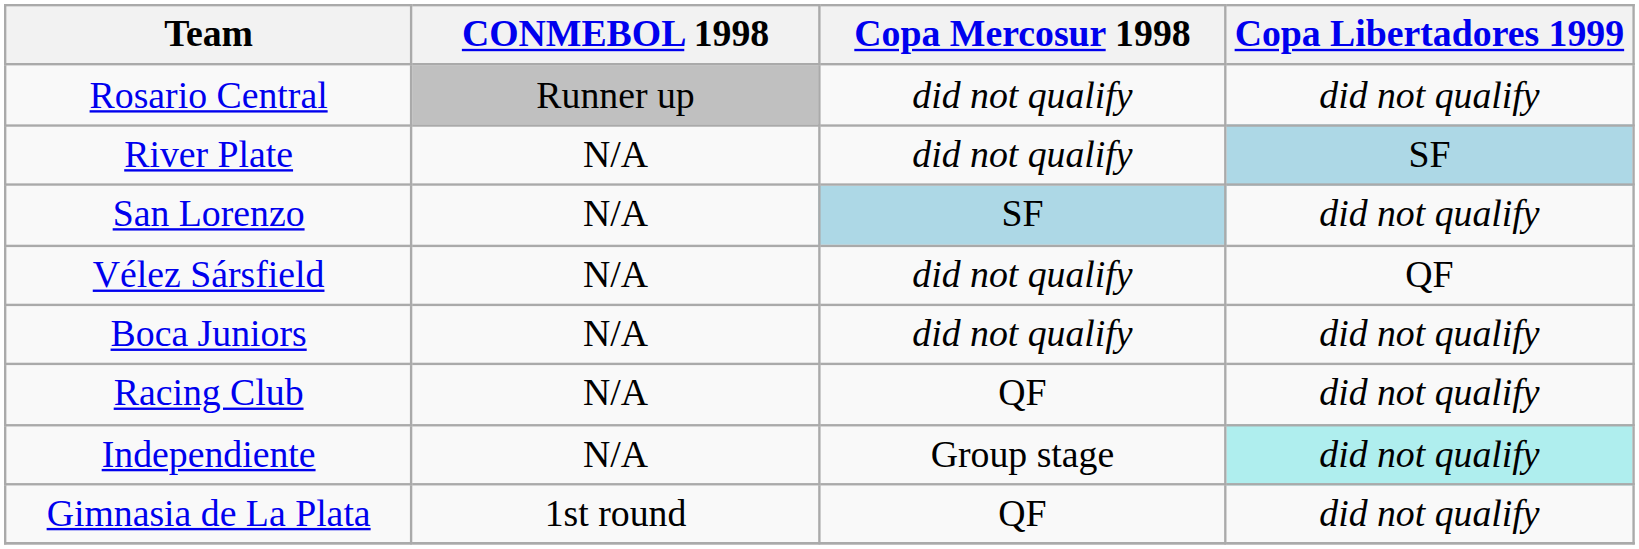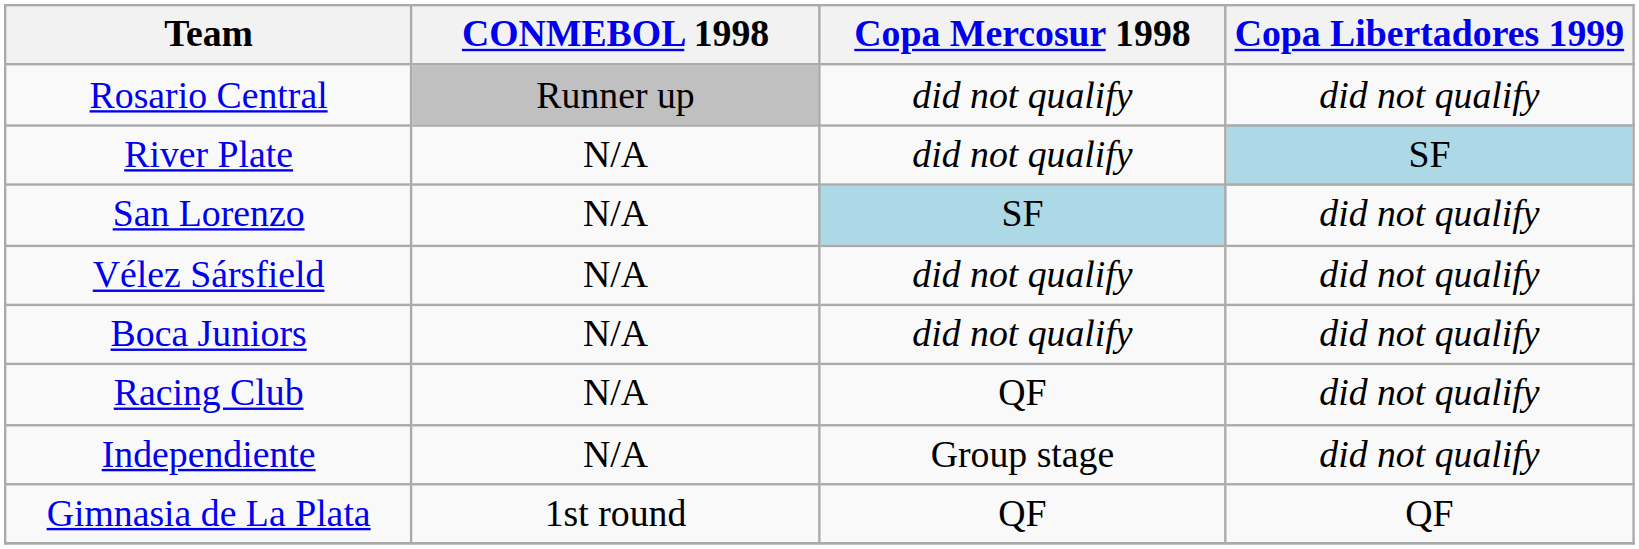(1429, 273) QF -> (1429, 273) did not qualify
(1429, 453) paleturquoise background -> (1429, 453) no background
(1429, 513) did not qualify -> (1429, 513) QF
